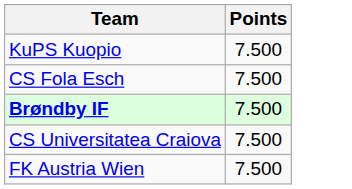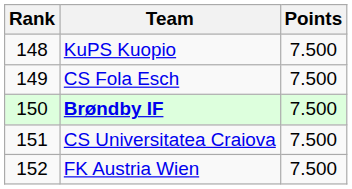+ column: (32, 19)
